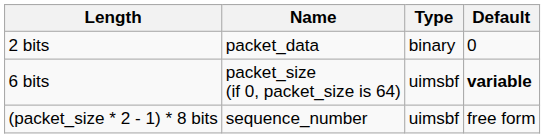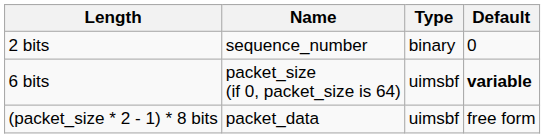(272, 45) packet_data -> (297, 45) sequence_number
(297, 118) sequence_number -> (272, 118) packet_data
